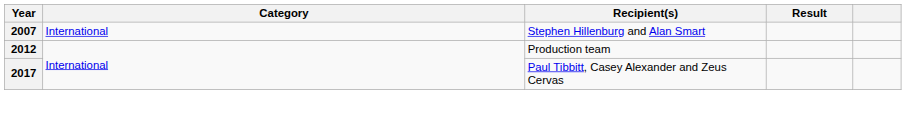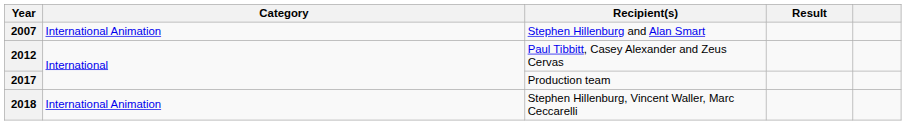(77, 31) International -> (103, 31) International Animation
(569, 49) Production team -> (627, 55) Paul Tibbitt, Casey Alexander and Zeus Cervas
(627, 73) Paul Tibbitt, Casey Alexander and Zeus Cervas -> (569, 80) Production team
+ row: (24, 104)
